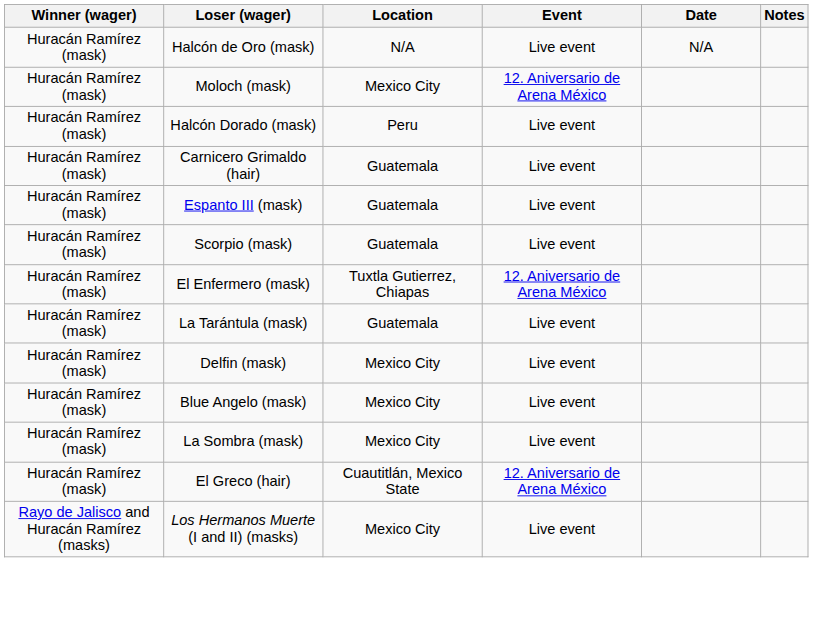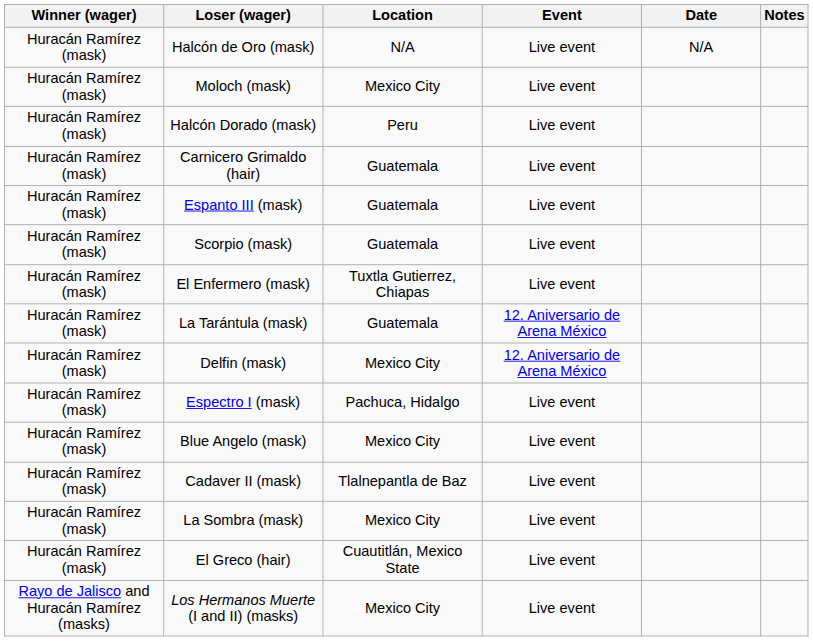(562, 86) 12. Aniversario de Arena México -> (562, 86) Live event
(562, 284) 12. Aniversario de Arena México -> (562, 284) Live event
(562, 323) Live event -> (562, 323) 12. Aniversario de Arena México
(562, 363) Live event -> (562, 363) 12. Aniversario de Arena México
+ row: (243, 402)
+ row: (243, 481)
(562, 481) 12. Aniversario de Arena México -> (562, 560) Live event
